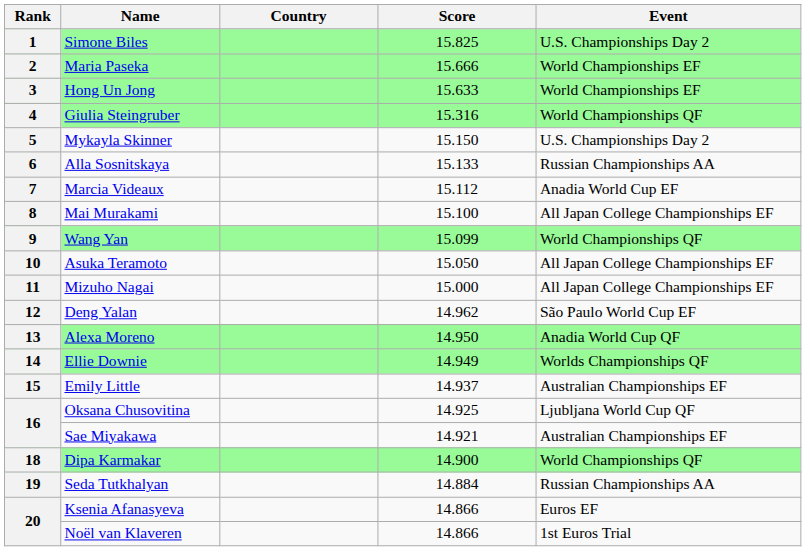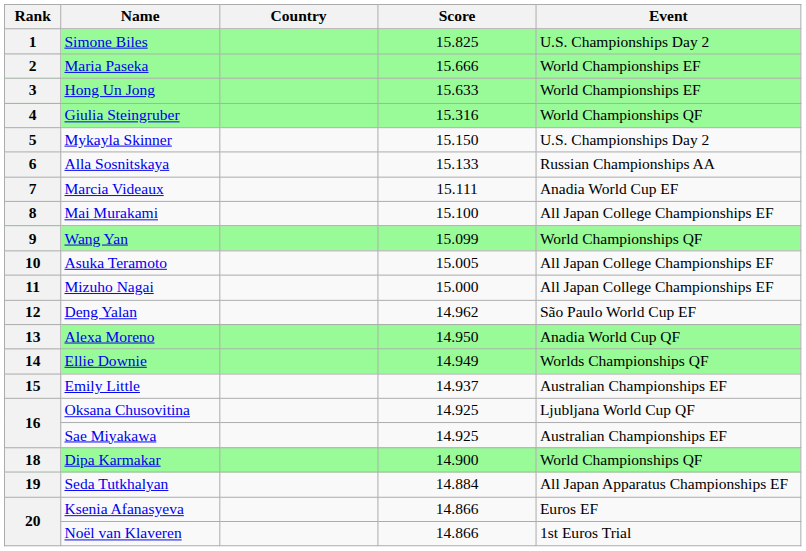(457, 189) 15.112 -> (457, 189) 15.111
(457, 262) 15.050 -> (457, 262) 15.005
(457, 435) 14.921 -> (457, 435) 14.925
(627, 484) Russian Championships AA -> (664, 484) All Japan Apparatus Championships EF
